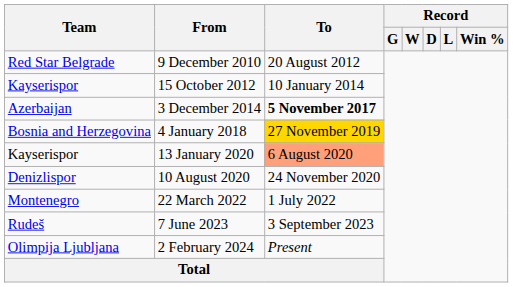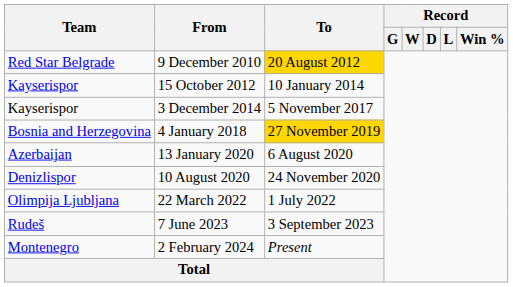(314, 62) no background -> (314, 62) gold background
(40, 108) Azerbaijan -> (43, 108) Kayserispor
(322, 108) bold -> (320, 108) normal
(43, 154) Kayserispor -> (40, 154) Azerbaijan
(310, 154) lightsalmon background -> (310, 154) no background
(43, 200) Montenegro -> (63, 200) Olimpija Ljubljana
(63, 246) Olimpija Ljubljana -> (43, 246) Montenegro
